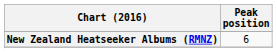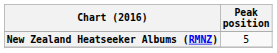(246, 39) 6 -> (246, 39) 5
